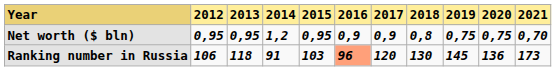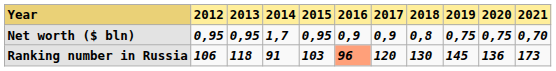(277, 35) 1,2 -> (277, 35) 1,7
